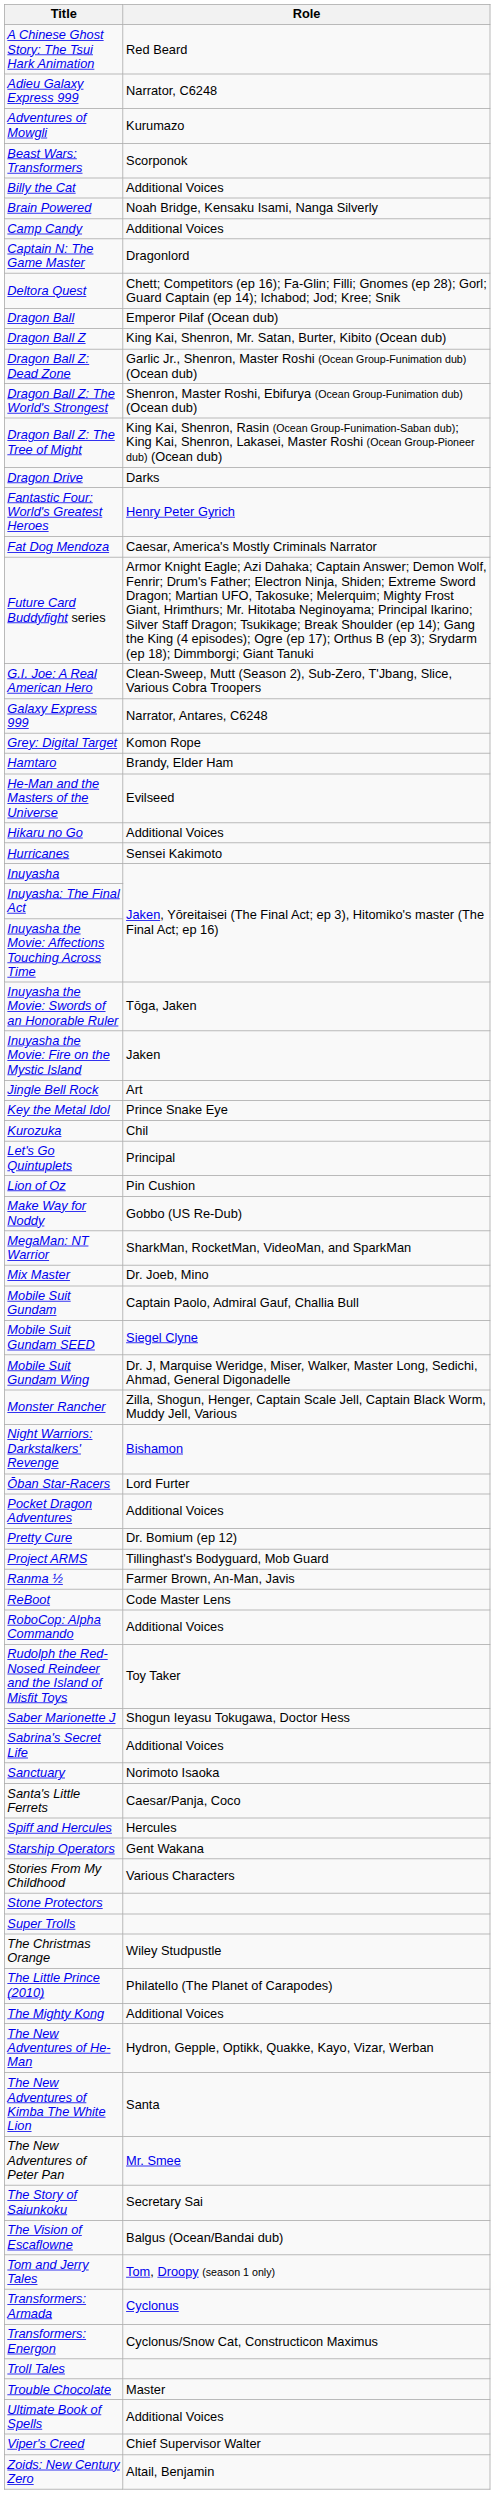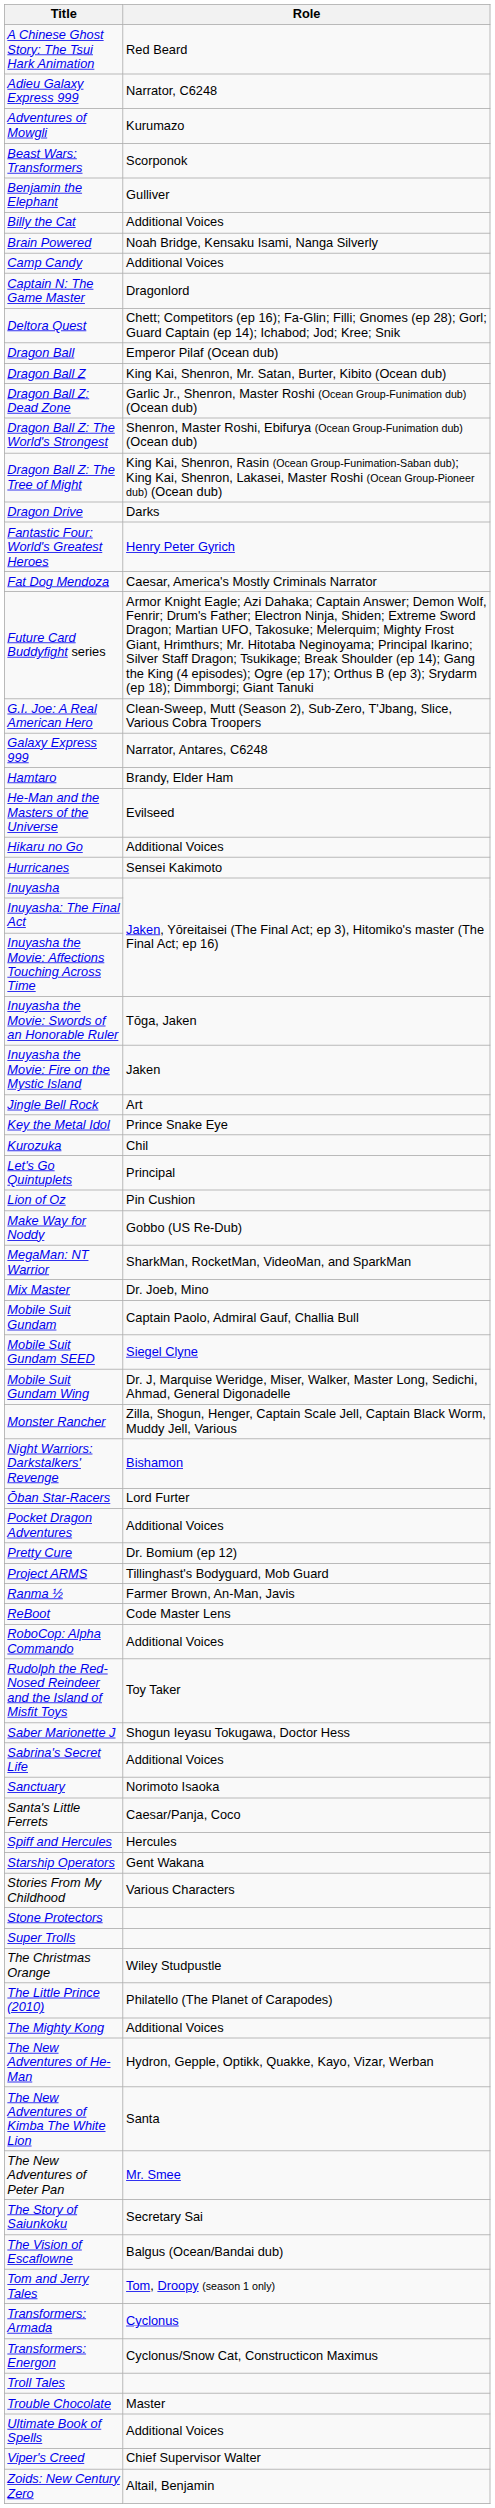+ row: (45, 195)
- row: (62, 743)
